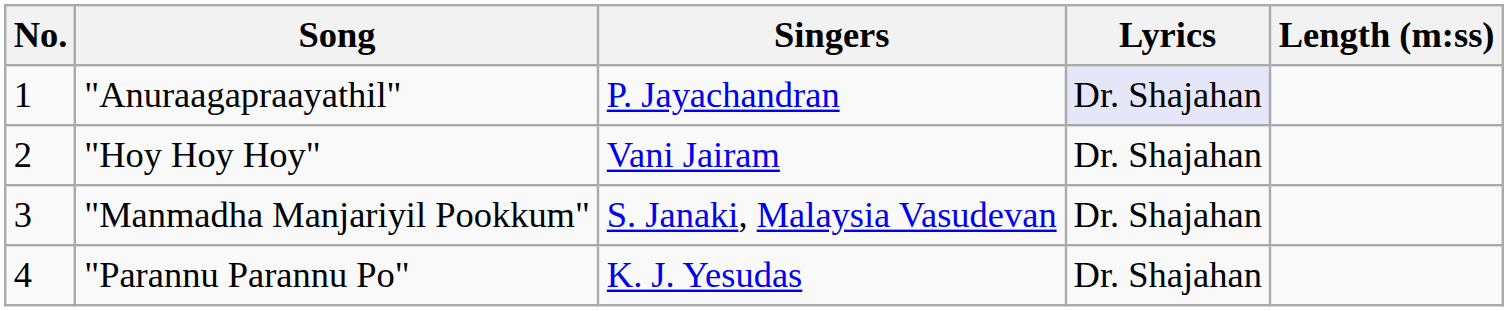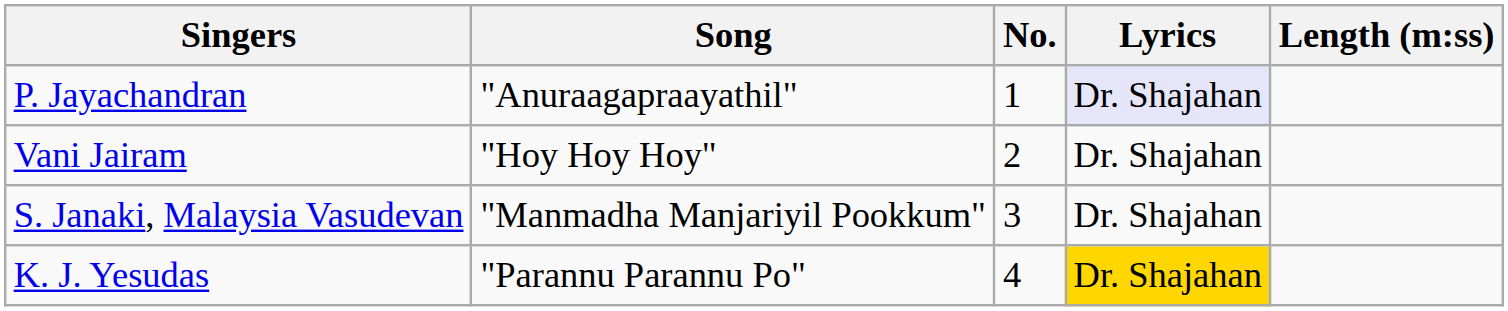columns swapped: (41, 34) <-> (832, 34)
(1168, 275) no background -> (1168, 275) gold background
